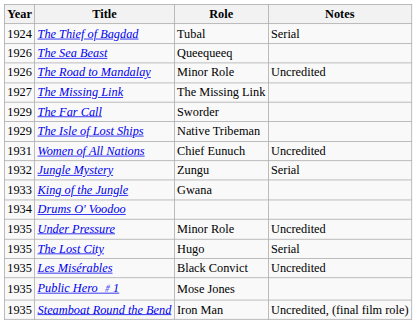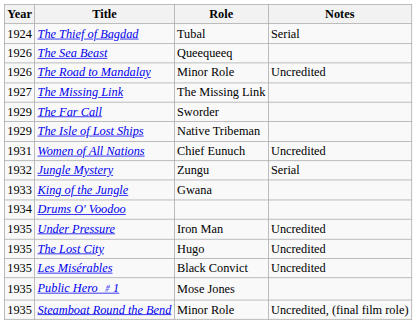(206, 229) Minor Role -> (200, 229) Iron Man
(285, 248) Serial -> (298, 248) Uncredited
(200, 309) Iron Man -> (206, 309) Minor Role
